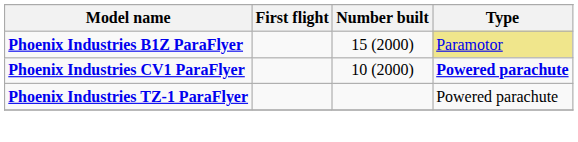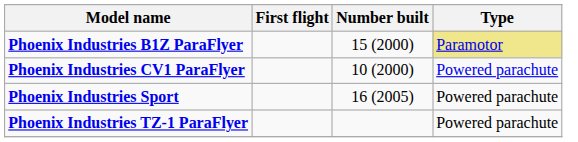(502, 70) bold -> (497, 70) normal
+ row: (94, 97)
